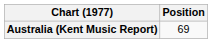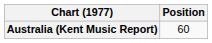(184, 30) 69 -> (184, 30) 60
